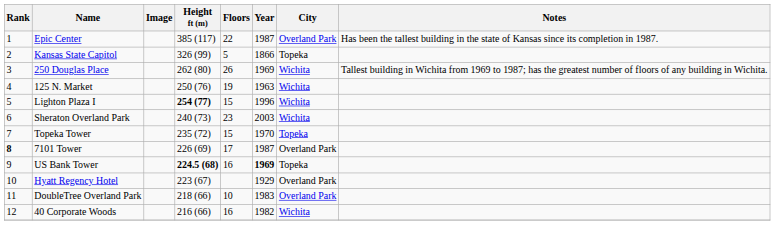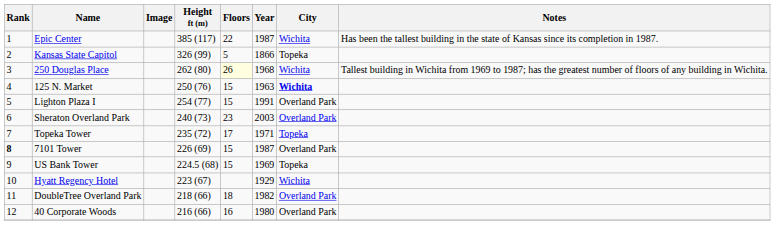(308, 39) Overland Park -> (294, 39) Wichita
(228, 70) no background -> (228, 70) lightyellow background
(264, 70) 1969 -> (264, 70) 1968
(228, 86) 19 -> (228, 86) 15
(294, 86) normal -> (296, 86) bold
(194, 102) bold -> (194, 102) normal
(264, 102) 1996 -> (264, 102) 1991
(294, 102) Wichita -> (308, 102) Overland Park
(294, 117) Wichita -> (308, 117) Overland Park
(228, 133) 15 -> (228, 133) 17
(264, 133) 1970 -> (264, 133) 1971
(228, 149) 17 -> (228, 149) 15
(198, 165) bold -> (198, 165) normal
(228, 165) 16 -> (228, 165) 15
(264, 165) bold -> (264, 165) normal
(308, 180) Overland Park -> (294, 180) Wichita
(228, 196) 10 -> (228, 196) 18
(264, 196) 1983 -> (264, 196) 1982
(264, 212) 1982 -> (264, 212) 1980
(294, 212) Wichita -> (308, 212) Overland Park
